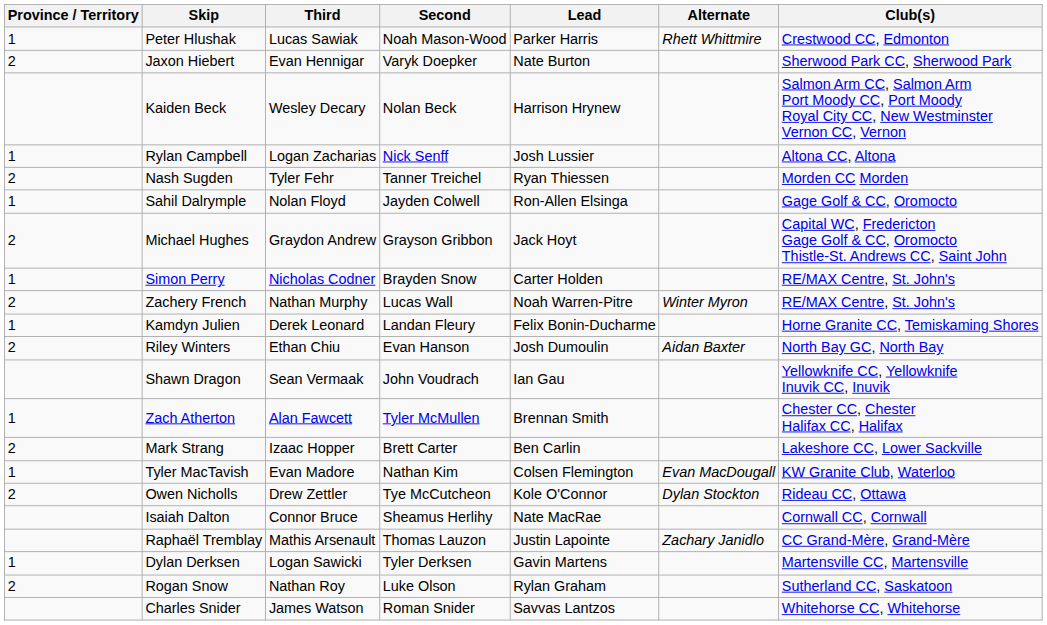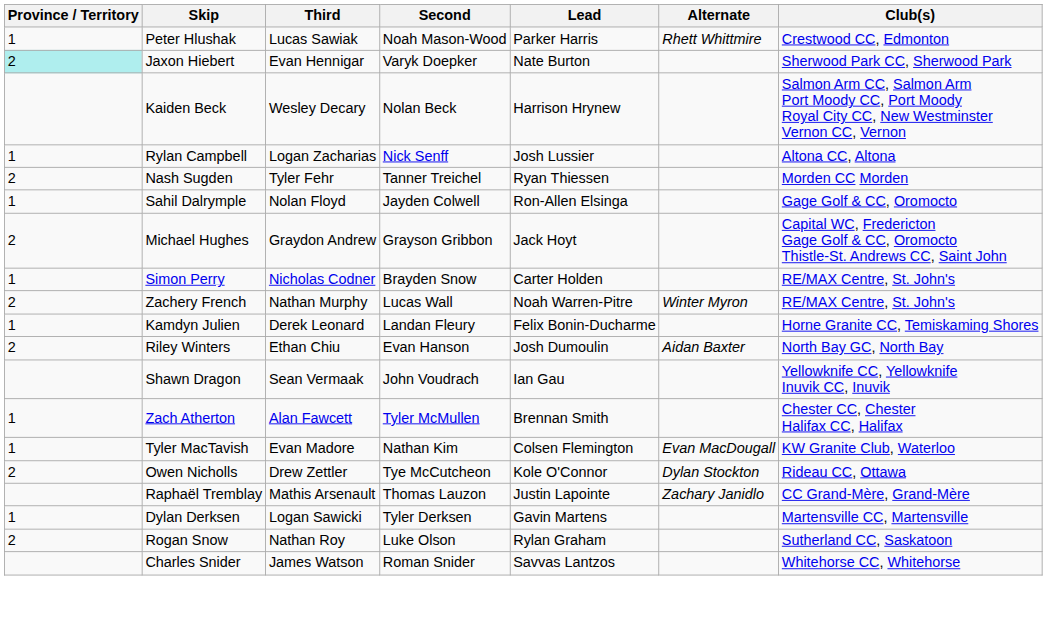(12, 61) no background -> (12, 61) paleturquoise background
- row: (185, 449)
- row: (187, 517)
